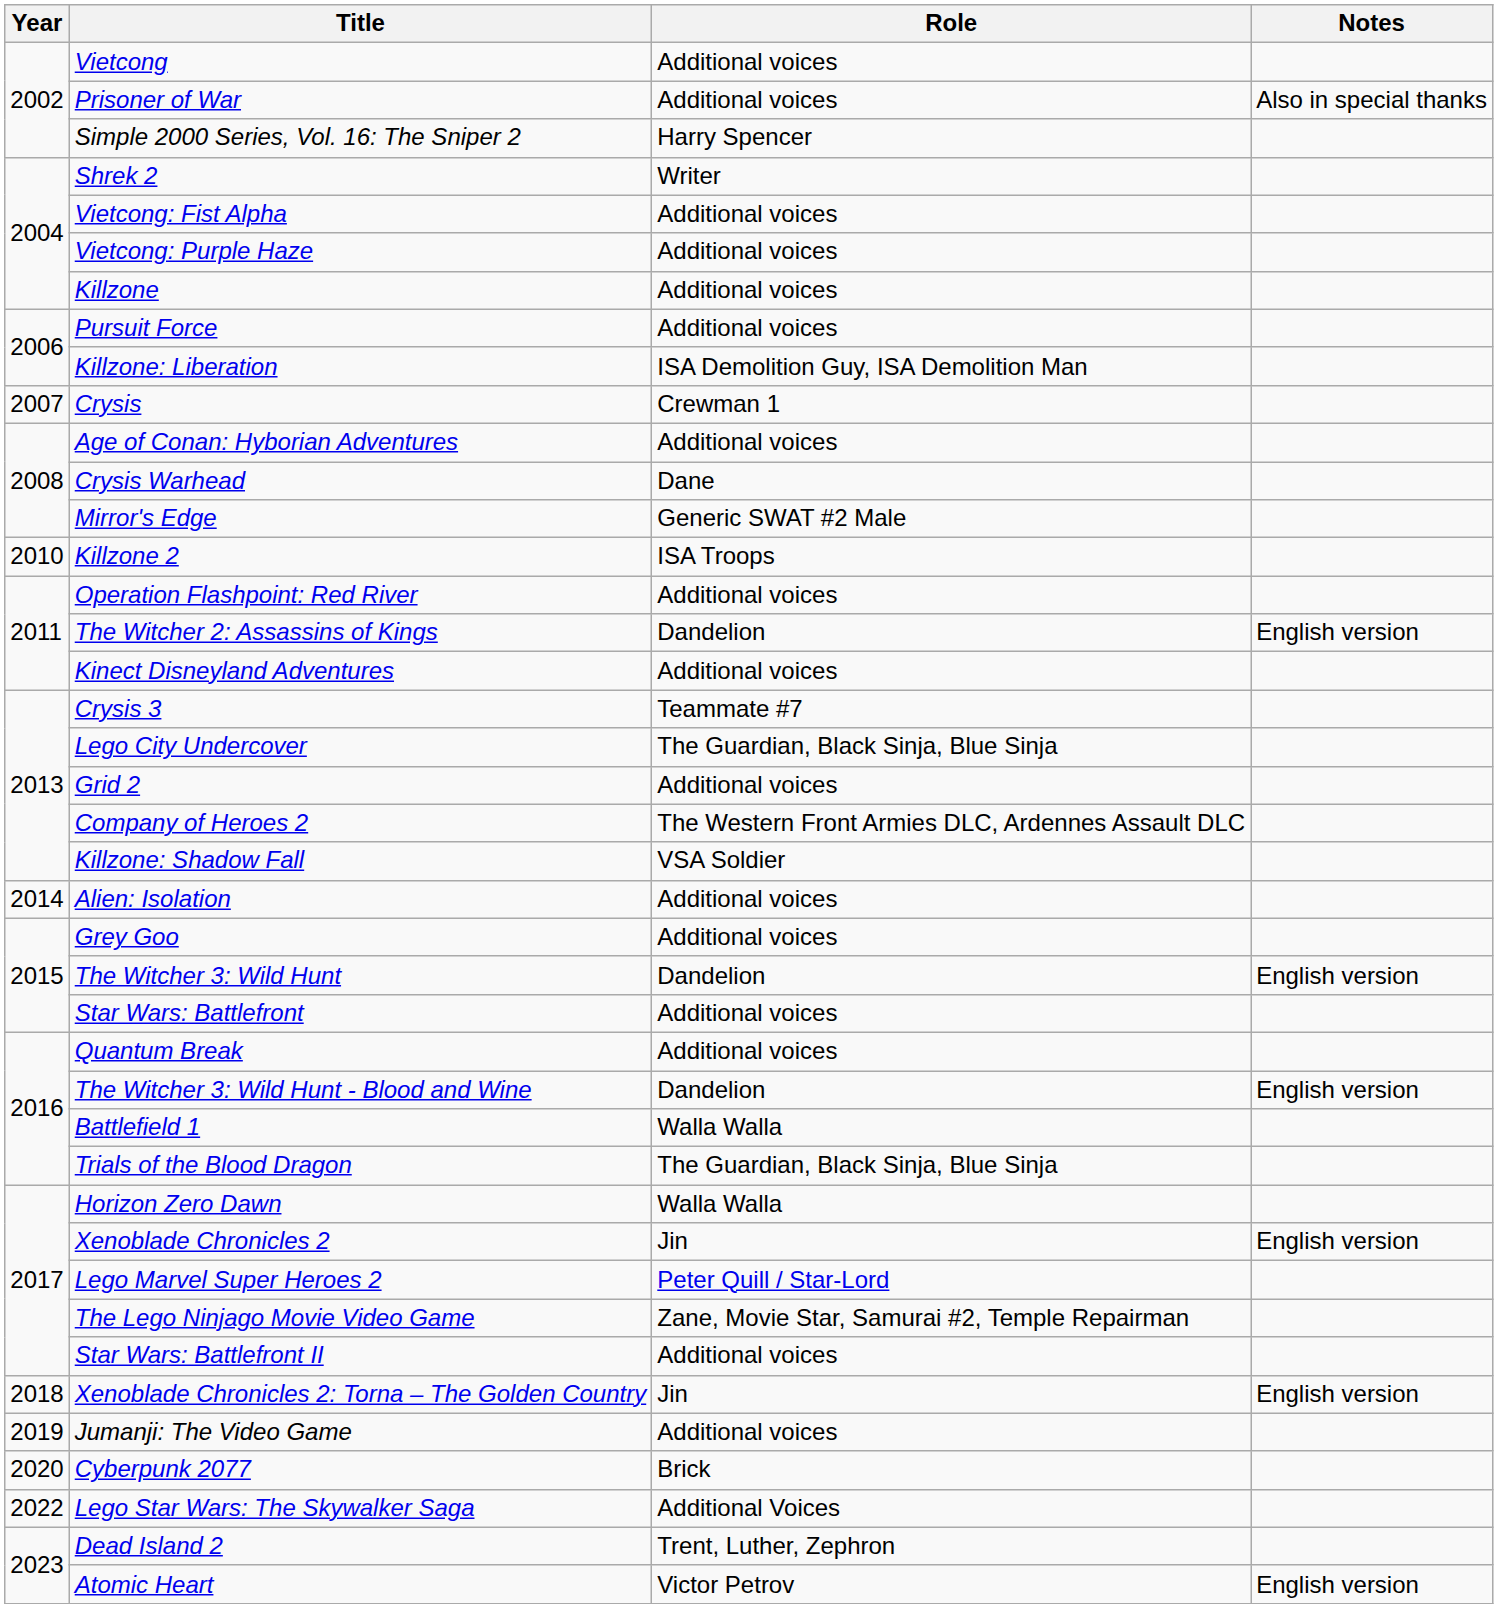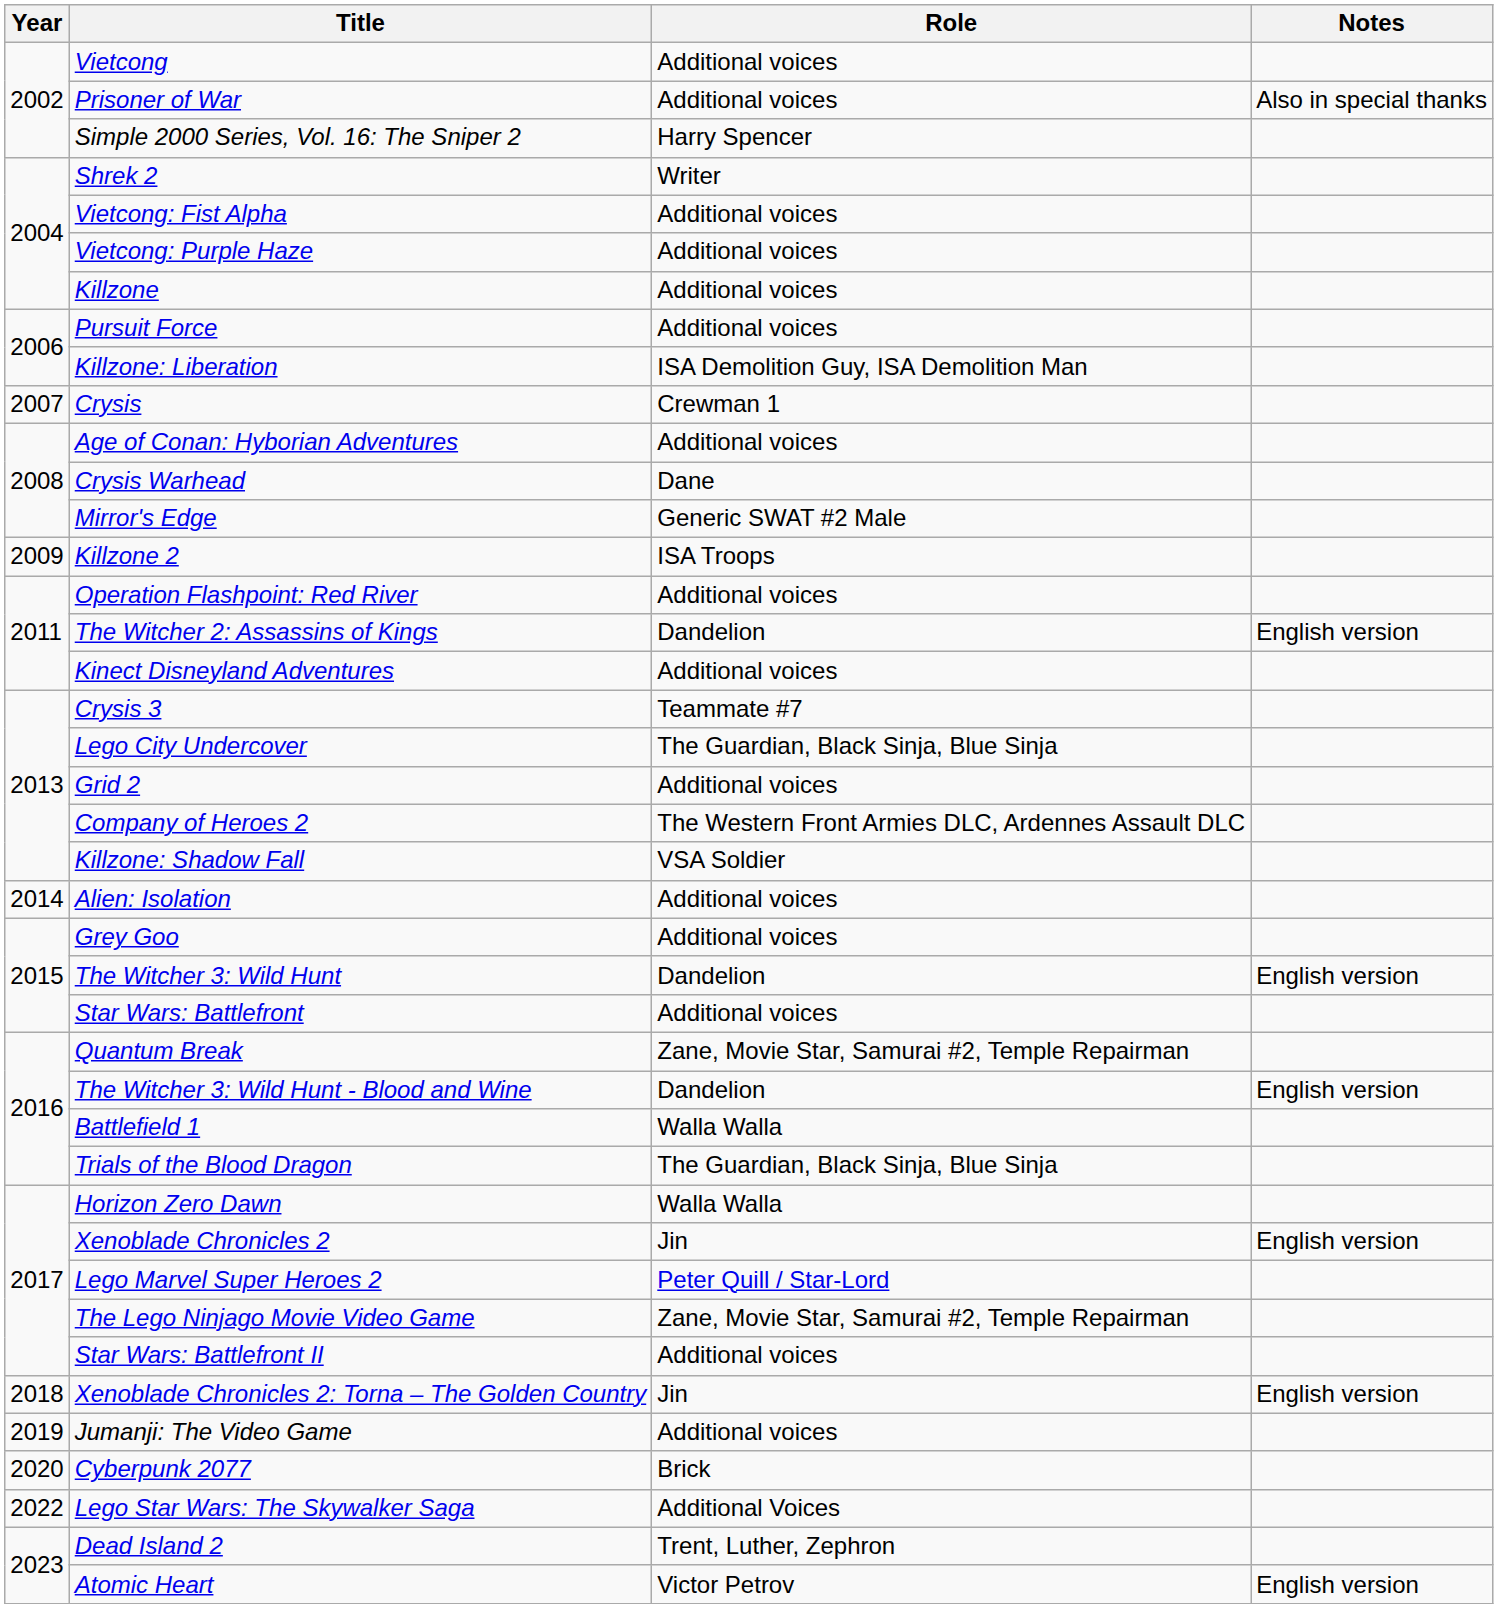(37, 556) 2010 -> (37, 556) 2009
(747, 1051) Additional voices -> (923, 1051) Zane, Movie Star, Samurai #2, Temple Repairman
